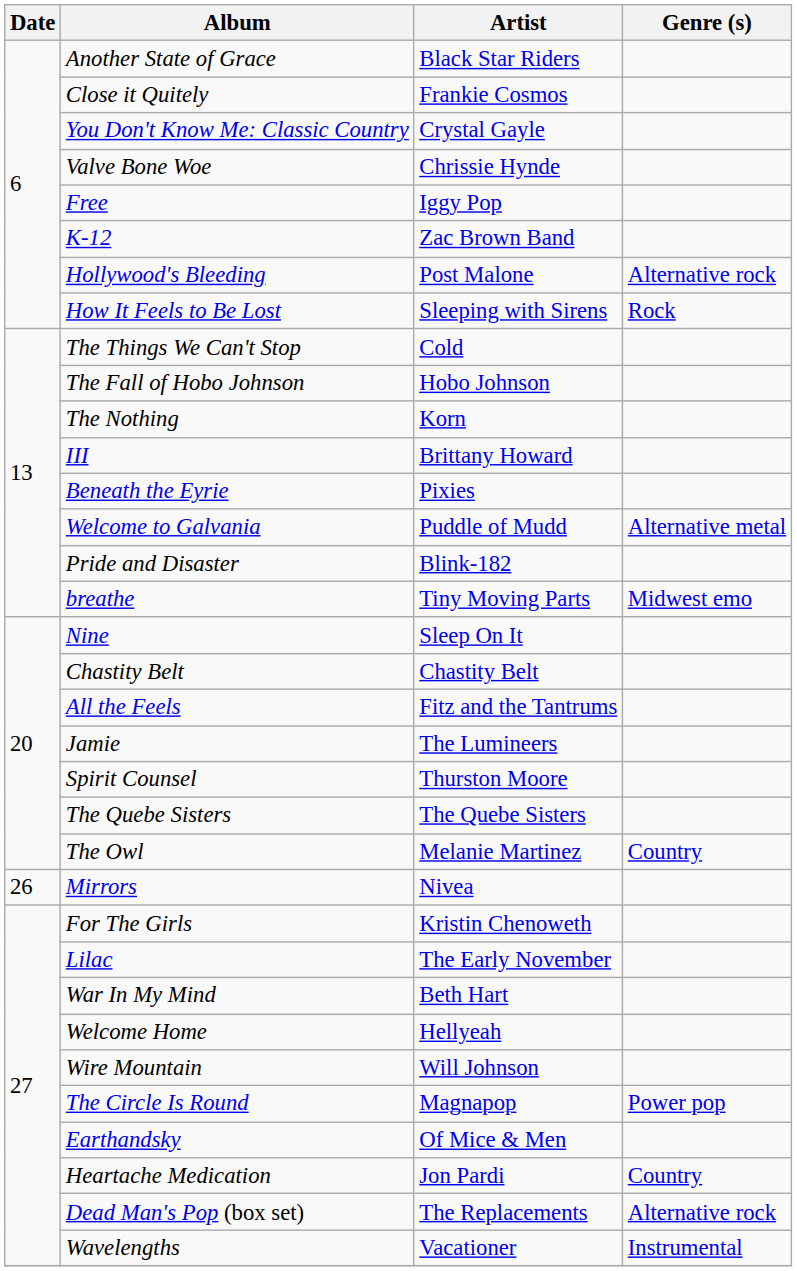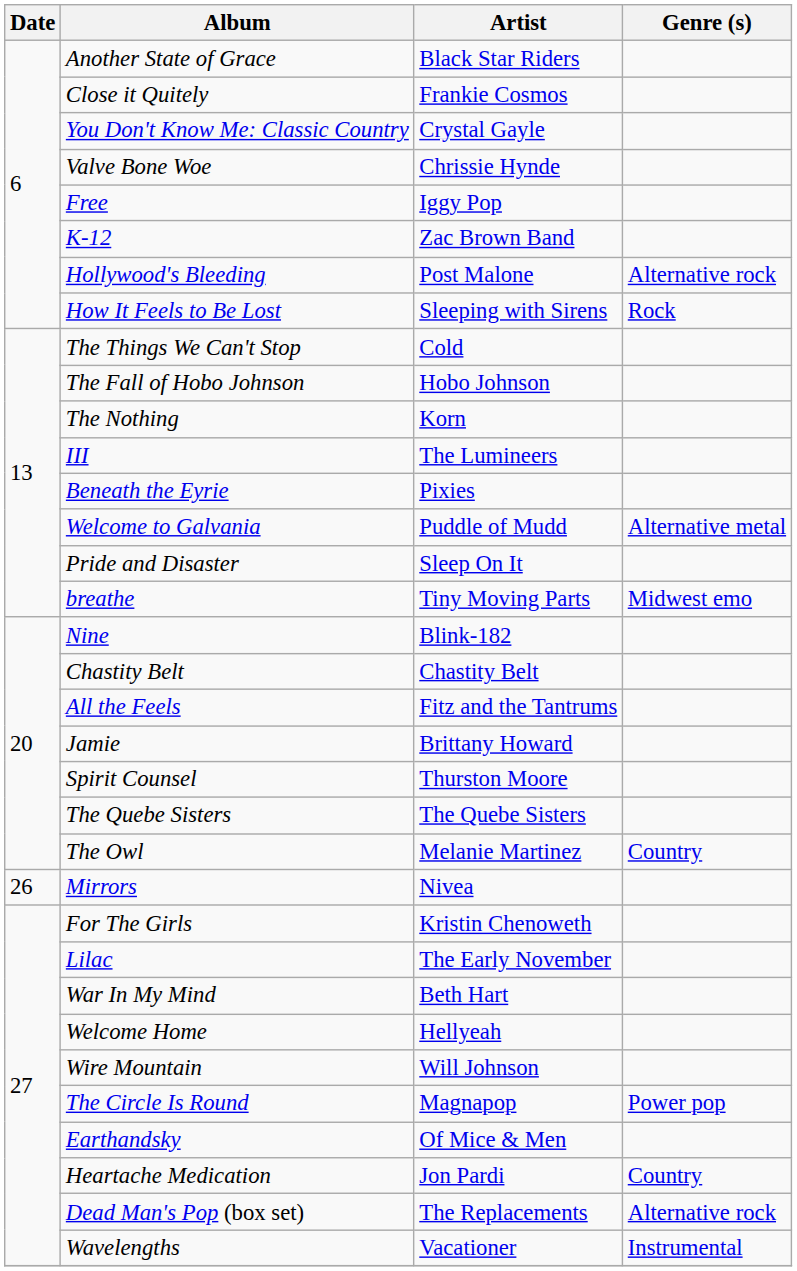(496, 454) Brittany Howard -> (488, 454) The Lumineers
(465, 563) Blink-182 -> (471, 563) Sleep On It
(471, 635) Sleep On It -> (465, 635) Blink-182
(488, 743) The Lumineers -> (496, 743) Brittany Howard
